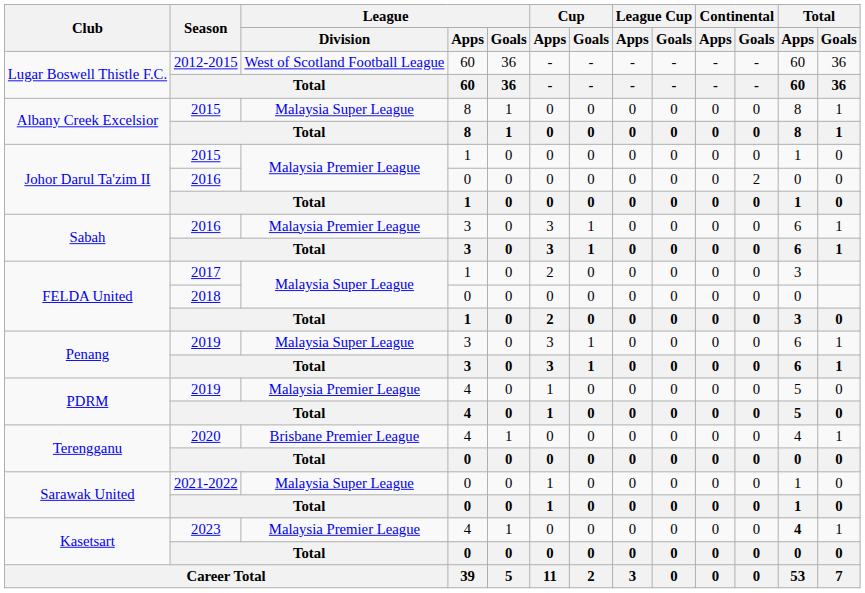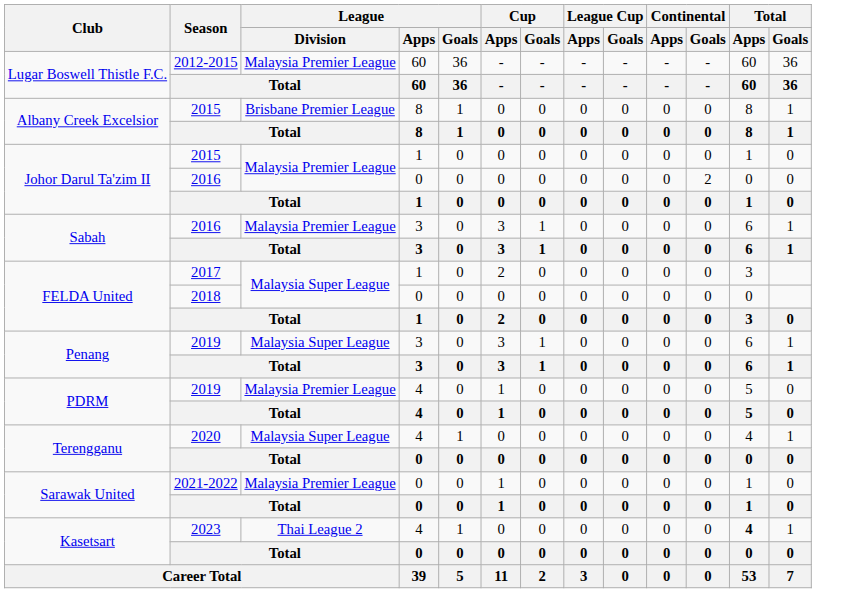(344, 62) West of Scotland Football League -> (320, 62) Malaysia Premier League
(344, 109) Malaysia Super League -> (320, 109) Brisbane Premier League
(344, 436) Brisbane Premier League -> (320, 436) Malaysia Super League
(344, 483) Malaysia Super League -> (320, 483) Malaysia Premier League
(344, 529) Malaysia Premier League -> (320, 529) Thai League 2
